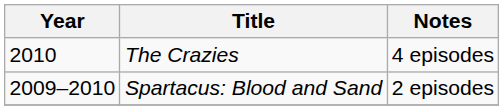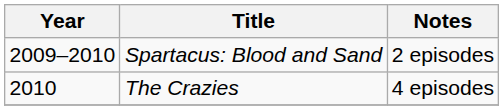rows swapped: (254, 88) <-> (182, 54)
